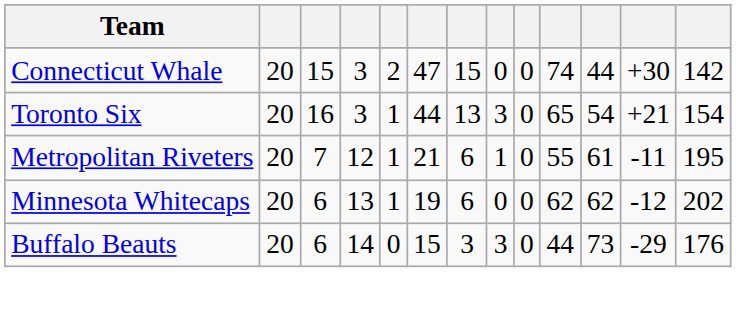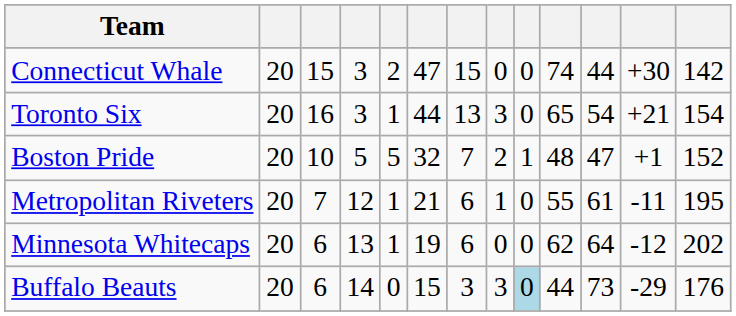+ row: (83, 157)
(600, 200) 62 -> (600, 244) 64
(527, 244) no background -> (527, 288) lightblue background
